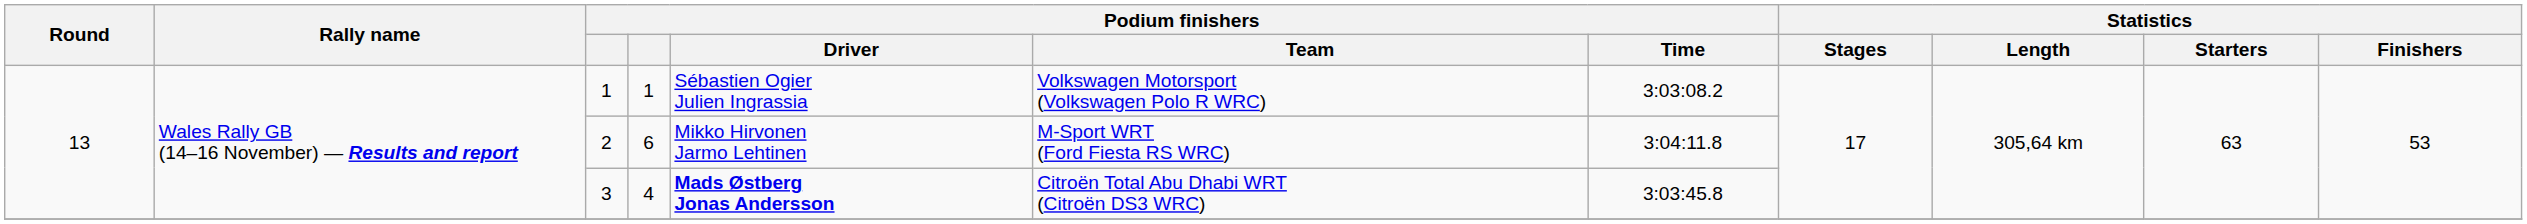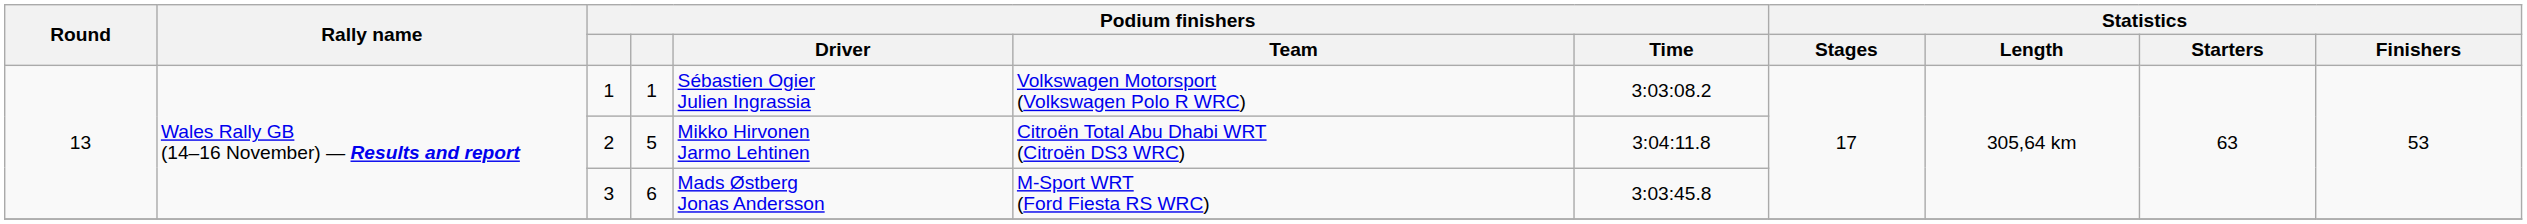(649, 142) 6 -> (652, 142) 5
(1134, 142) M-Sport WRT (Ford Fiesta RS WRC) -> (1142, 142) Citroën Total Abu Dhabi WRT (Citroën DS3 WRC)
(649, 193) 4 -> (652, 193) 6
(754, 193) bold -> (751, 193) normal
(1162, 193) Citroën Total Abu Dhabi WRT (Citroën DS3 WRC) -> (1113, 193) M-Sport WRT (Ford Fiesta RS WRC)
